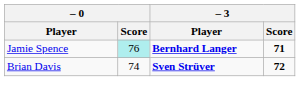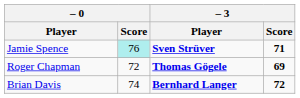(194, 48) Bernhard Langer -> (184, 48) Sven Strüver
+ row: (43, 66)
(184, 66) Sven Strüver -> (194, 84) Bernhard Langer
